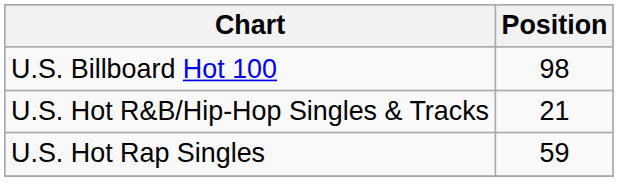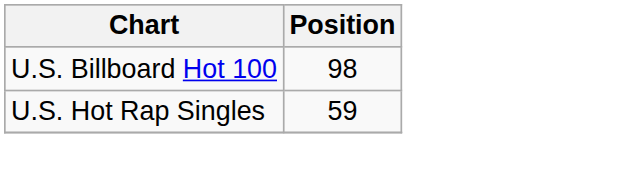- row: (250, 111)
